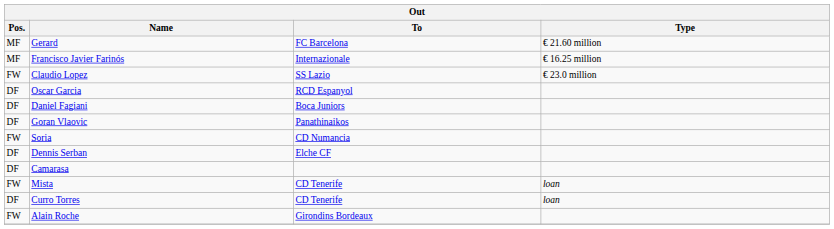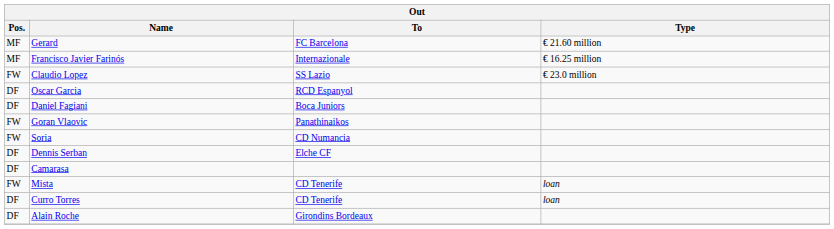(13, 122) DF -> (14, 122) FW
(14, 216) FW -> (13, 216) DF
